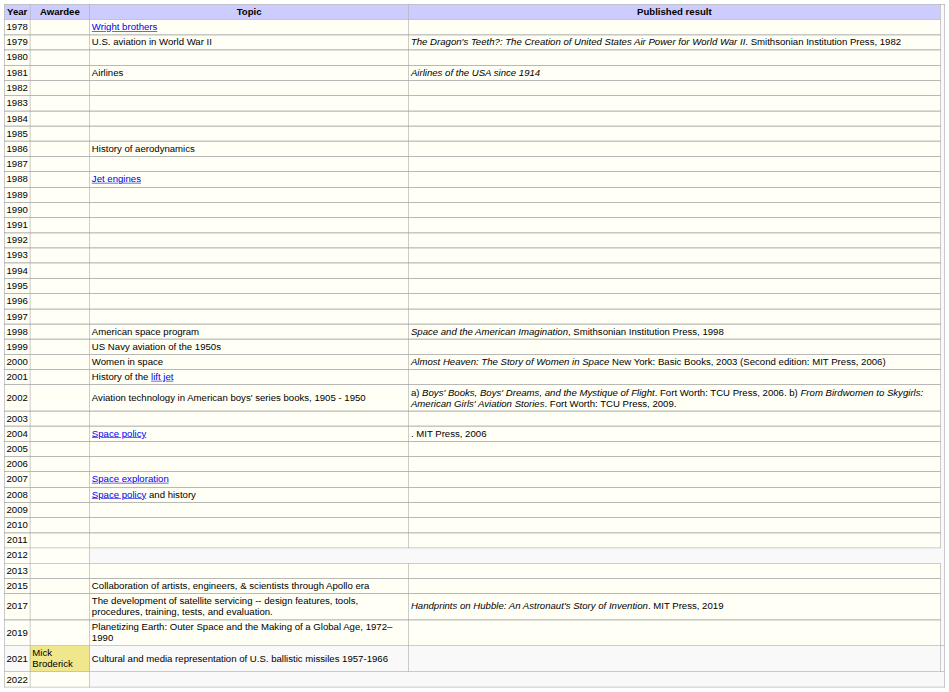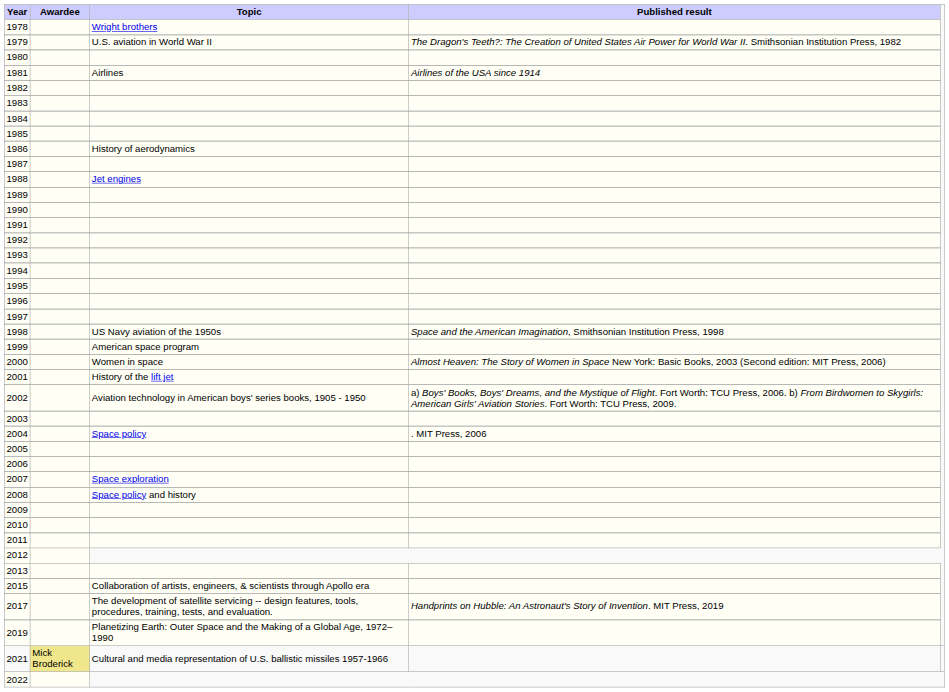(145, 331) American space program -> (156, 331) US Navy aviation of the 1950s
(156, 347) US Navy aviation of the 1950s -> (145, 347) American space program
